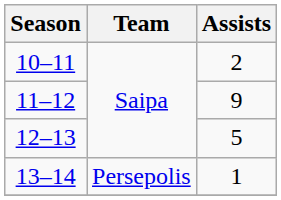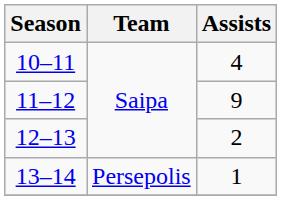(236, 61) 2 -> (236, 61) 4
(236, 137) 5 -> (236, 137) 2
